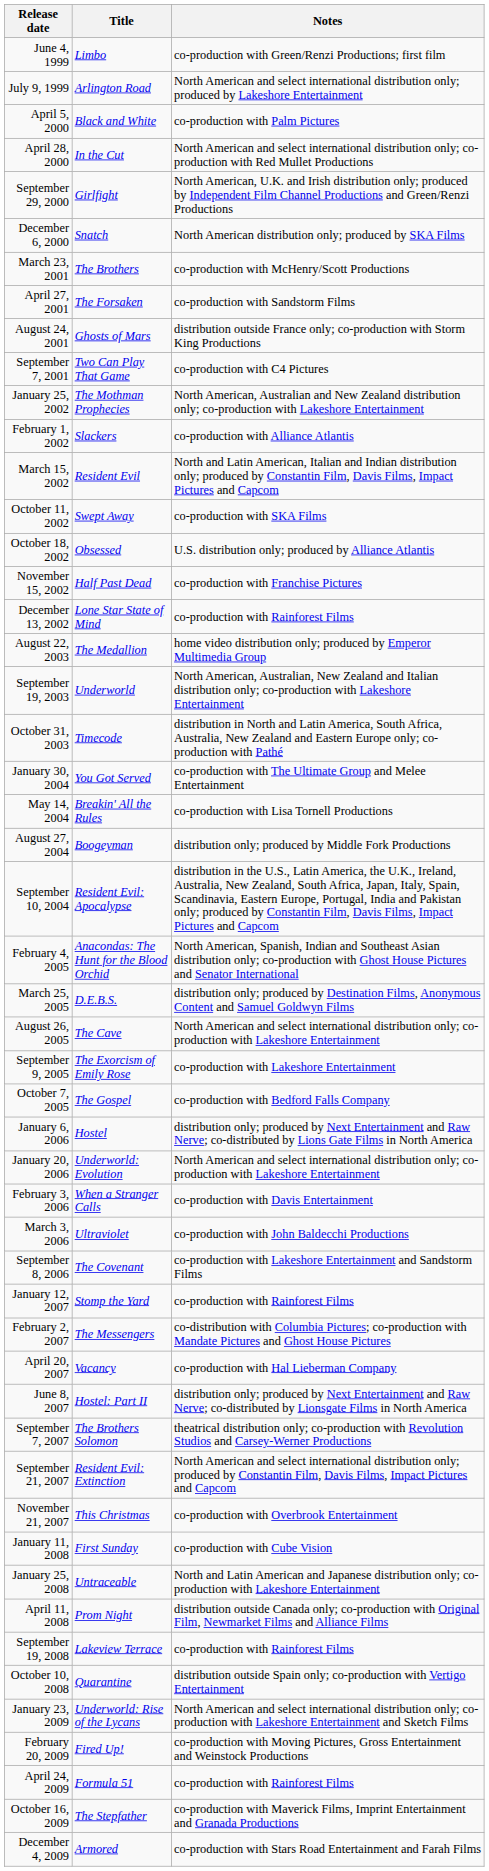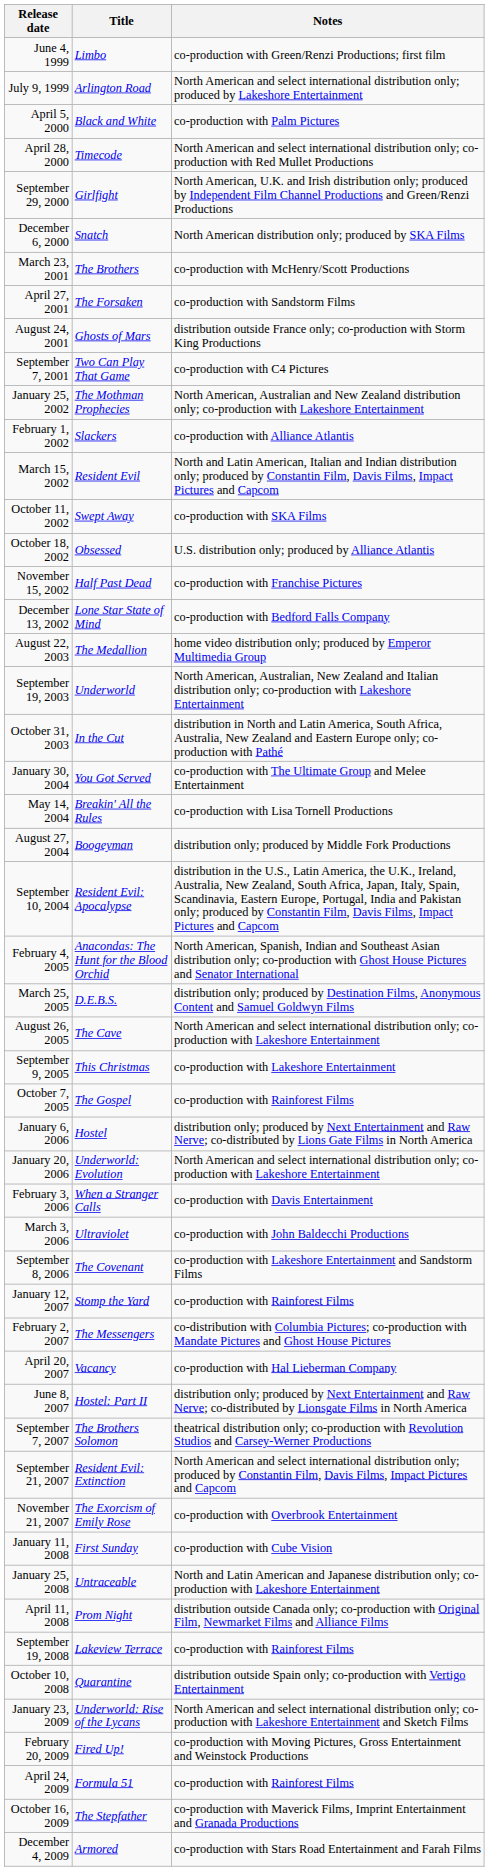(99, 154) In the Cut -> (98, 154) Timecode
(264, 616) co-production with Rainforest Films -> (282, 616) co-production with Bedford Falls Company
(98, 737) Timecode -> (99, 737) In the Cut
(115, 1067) The Exorcism of Emily Rose -> (112, 1067) This Christmas
(282, 1100) co-production with Bedford Falls Company -> (264, 1100) co-production with Rainforest Films
(112, 1515) This Christmas -> (115, 1515) The Exorcism of Emily Rose
